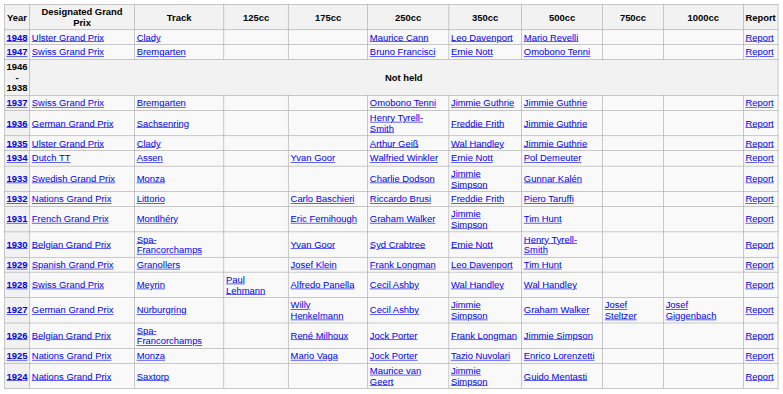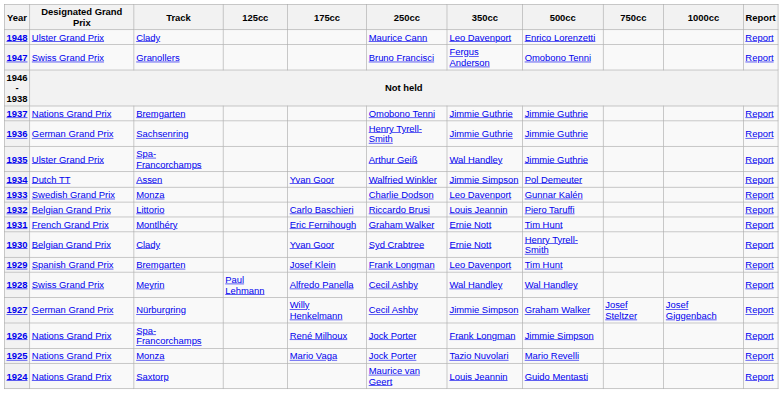(551, 37) Mario Revelli -> (560, 37) Enrico Lorenzetti
(161, 52) Bremgarten -> (158, 58) Granollers
(472, 52) Ernie Nott -> (470, 58) Fergus Anderson
(68, 103) Swiss Grand Prix -> (72, 114) Nations Grand Prix
(478, 123) Freddie Frith -> (481, 134) Jimmie Guthrie
(149, 144) Clady -> (169, 159) Spa-Francorchamps
(472, 159) Ernie Nott -> (484, 180) Jimmie Simpson
(469, 179) Jimmie Simpson -> (480, 195) Leo Davenport
(72, 199) Nations Grand Prix -> (71, 209) Belgian Grand Prix
(478, 199) Freddie Frith -> (478, 209) Louis Jeannin
(469, 219) Jimmie Simpson -> (470, 224) Ernie Nott
(169, 245) Spa-Francorchamps -> (148, 245) Clady
(158, 265) Granollers -> (161, 265) Bremgarten
(71, 336) Belgian Grand Prix -> (72, 336) Nations Grand Prix
(559, 356) Enrico Lorenzetti -> (552, 356) Mario Revelli
(469, 376) Jimmie Simpson -> (478, 376) Louis Jeannin
